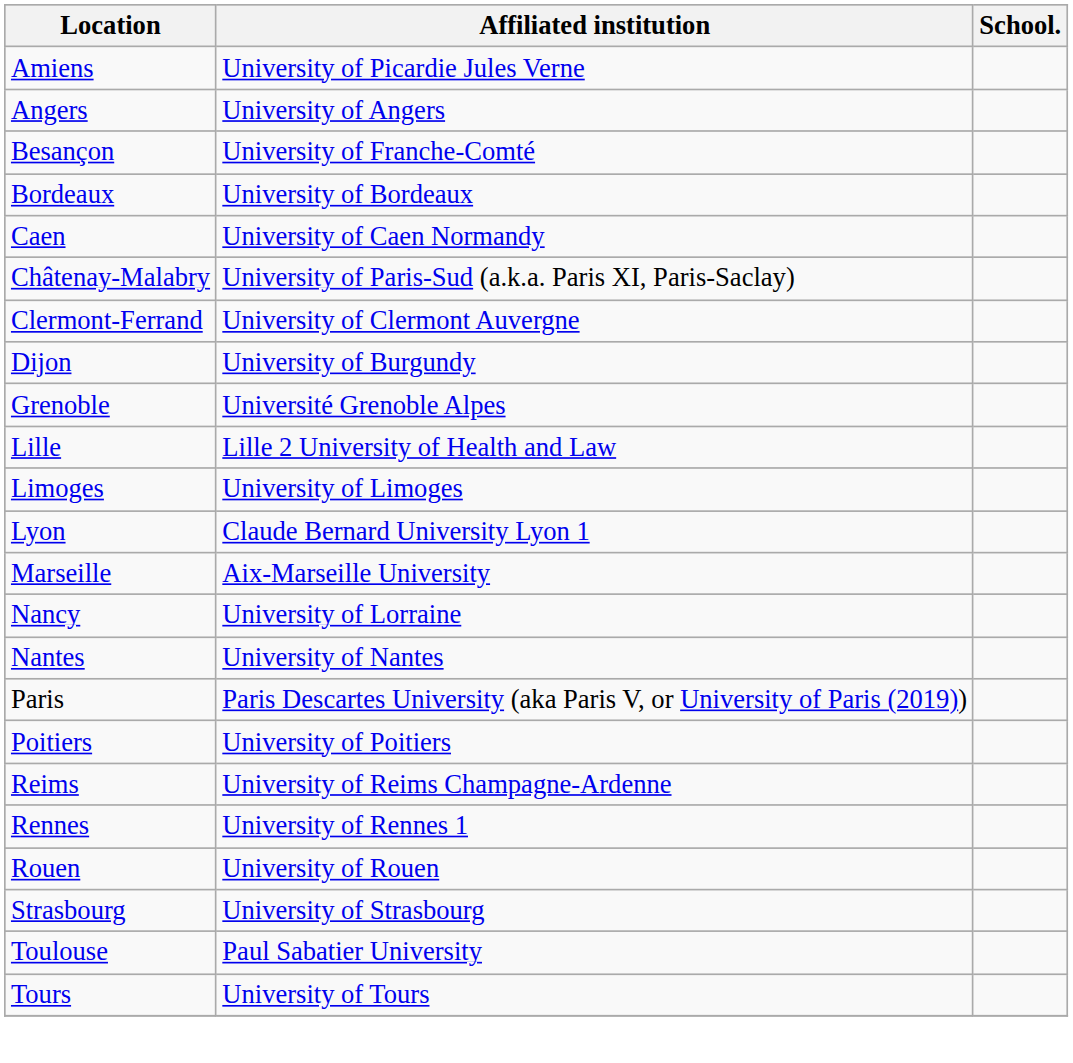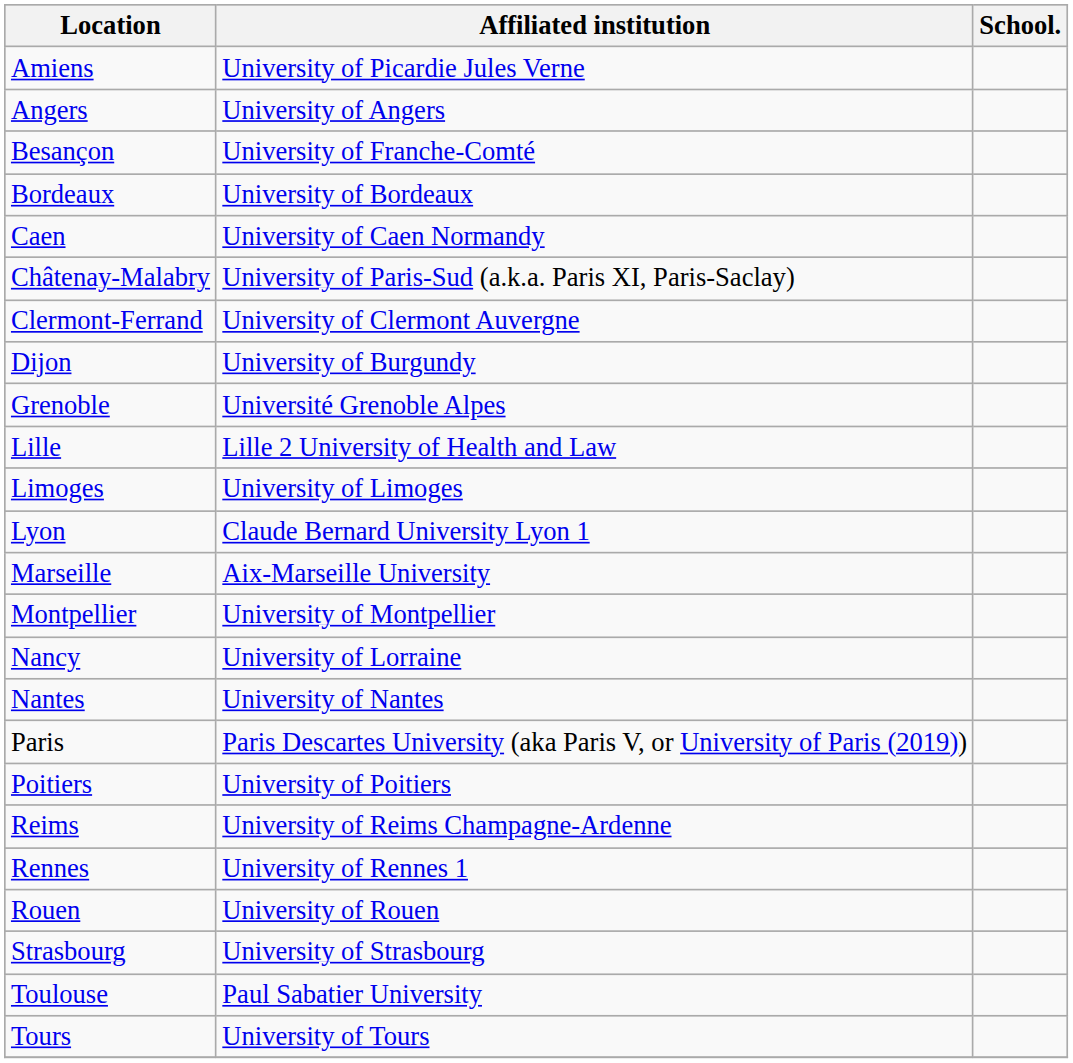+ row: (74, 615)
